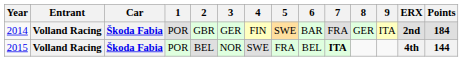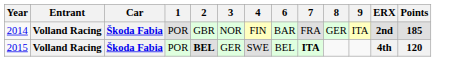- column: (285, 13)
(231, 30) GER -> (231, 30) NOR
(442, 30) 184 -> (414, 30) 185
(204, 48) normal -> (204, 48) bold
(231, 48) NOR -> (231, 48) GER
(442, 48) 144 -> (414, 48) 120
